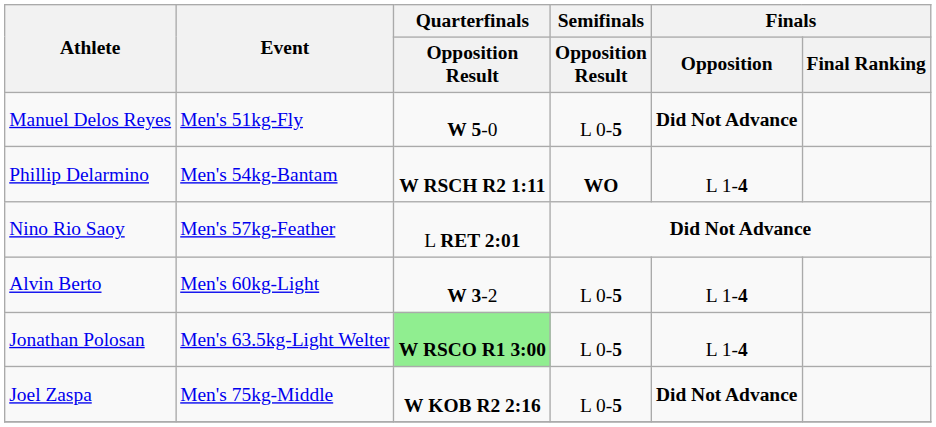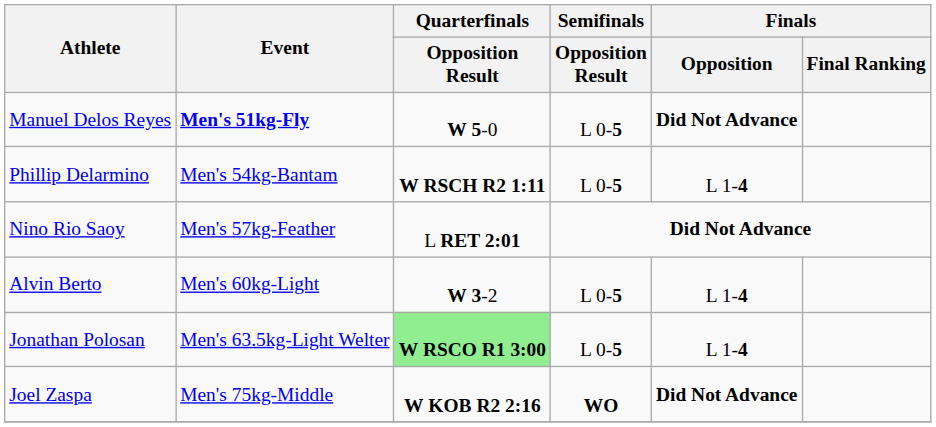(242, 119) normal -> (245, 119) bold
(601, 185) WO -> (601, 185) L 0-5
(601, 406) L 0-5 -> (601, 406) WO
